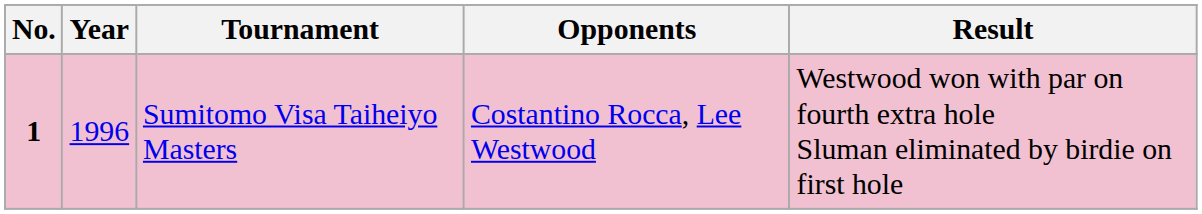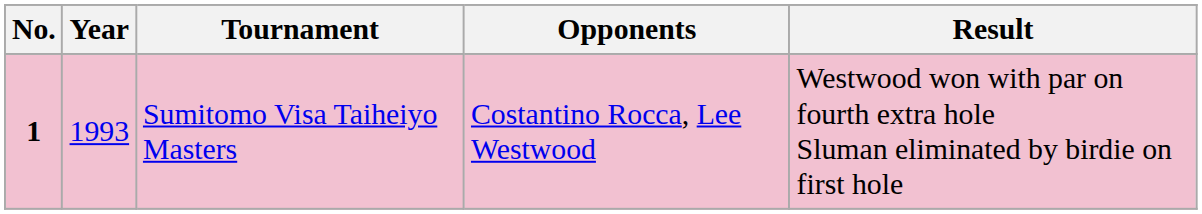(99, 131) 1996 -> (99, 131) 1993
